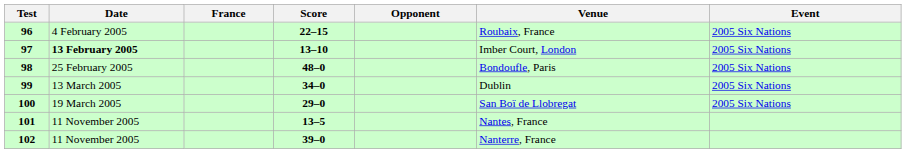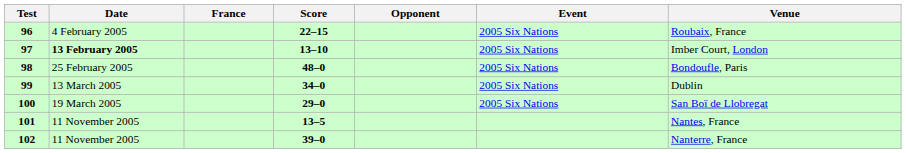columns swapped: (593, 13) <-> (805, 13)
